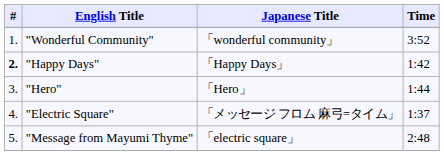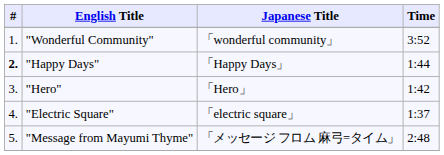(419, 64) 1:42 -> (419, 64) 1:44
(419, 89) 1:44 -> (419, 89) 1:42
(300, 114) 「メッセージ フロム 麻弓=タイム」 -> (250, 114) 「electric square」
(250, 138) 「electric square」 -> (300, 138) 「メッセージ フロム 麻弓=タイム」
